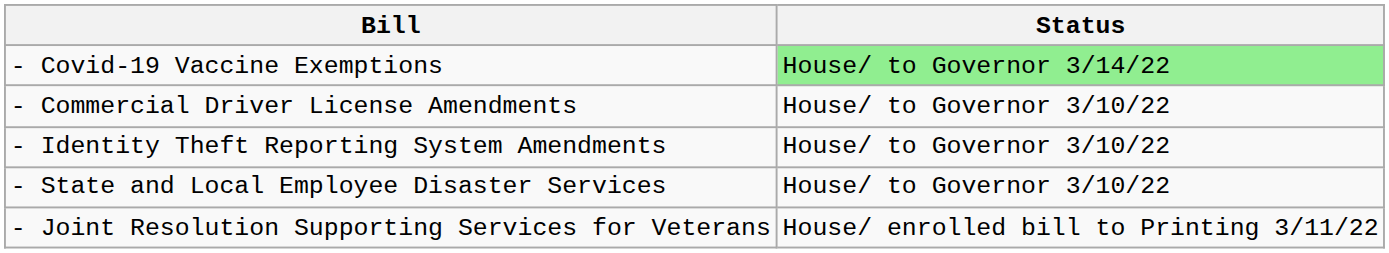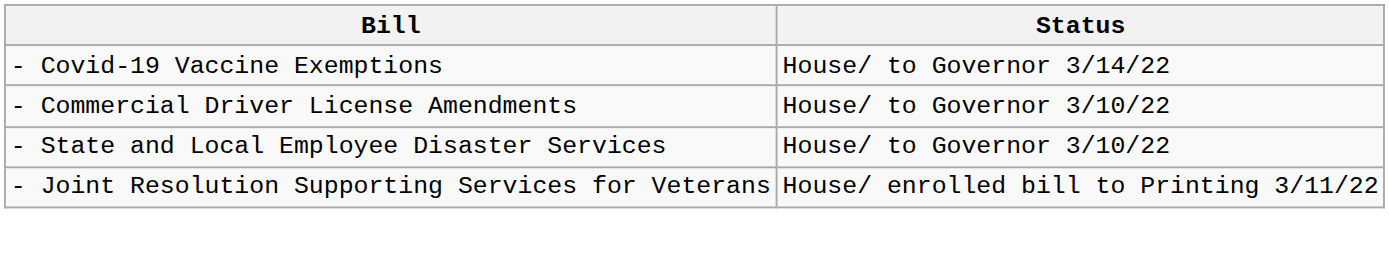(976, 66) lightgreen background -> (976, 66) no background
- row: (339, 147)
